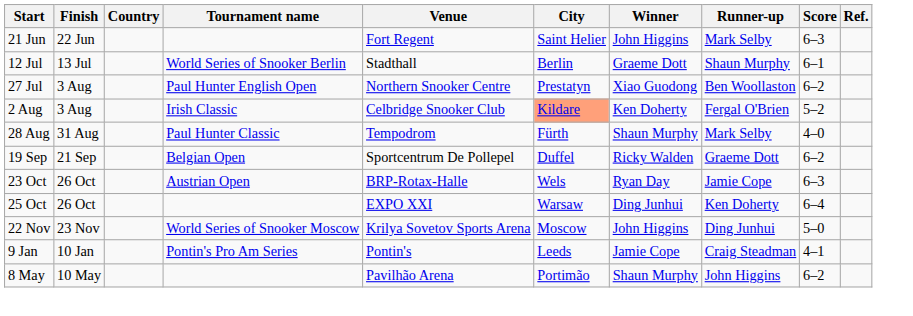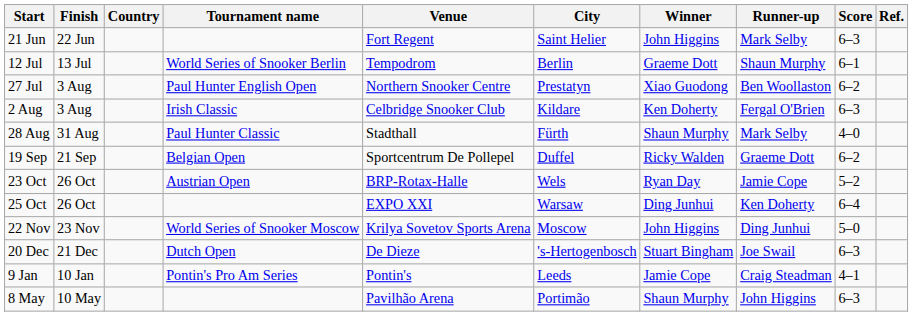(391, 62) Stadthall -> (401, 62) Tempodrom
(559, 110) lightsalmon background -> (559, 110) no background
(814, 110) 5–2 -> (849, 110) 6–3
(401, 133) Tempodrom -> (391, 133) Stadthall
(814, 180) 6–3 -> (849, 180) 5–2
+ row: (28, 251)
(814, 275) 6–2 -> (849, 298) 6–3
